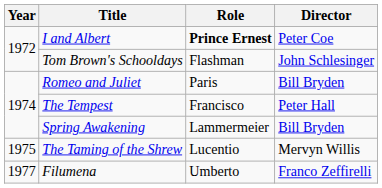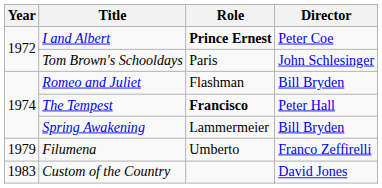(217, 60) Flashman -> (203, 60) Paris
(203, 82) Paris -> (217, 82) Flashman
(217, 104) normal -> (219, 104) bold
- row: (112, 149)
(22, 171) 1977 -> (22, 149) 1979
+ row: (106, 171)
